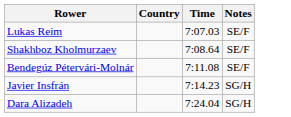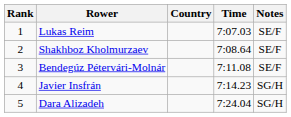+ column: (20, 13)
